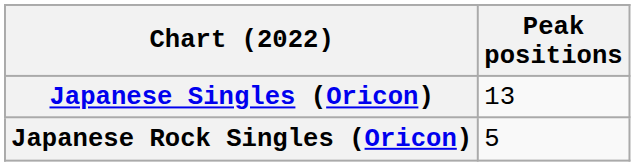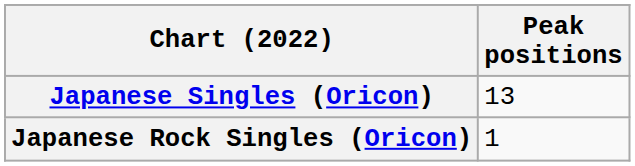(492, 139) 5 -> (492, 139) 1
